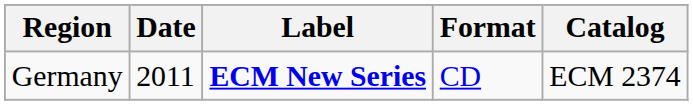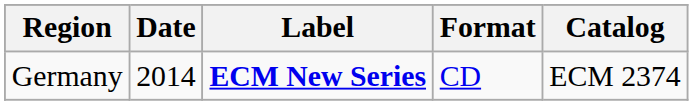(165, 75) 2011 -> (166, 75) 2014
